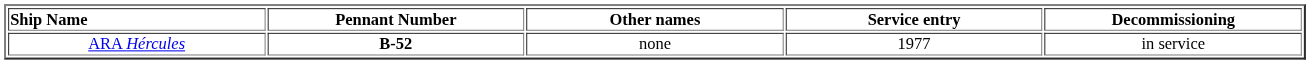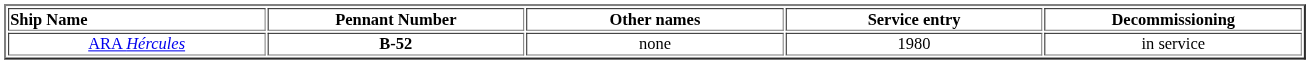(914, 44) 1977 -> (914, 44) 1980
